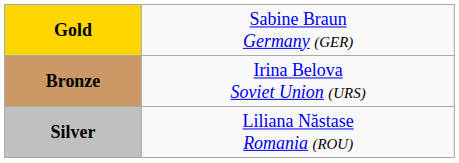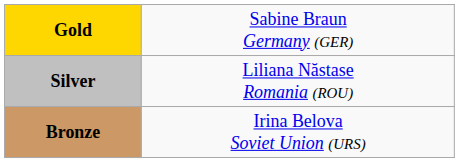rows swapped: (73, 131) <-> (73, 80)
